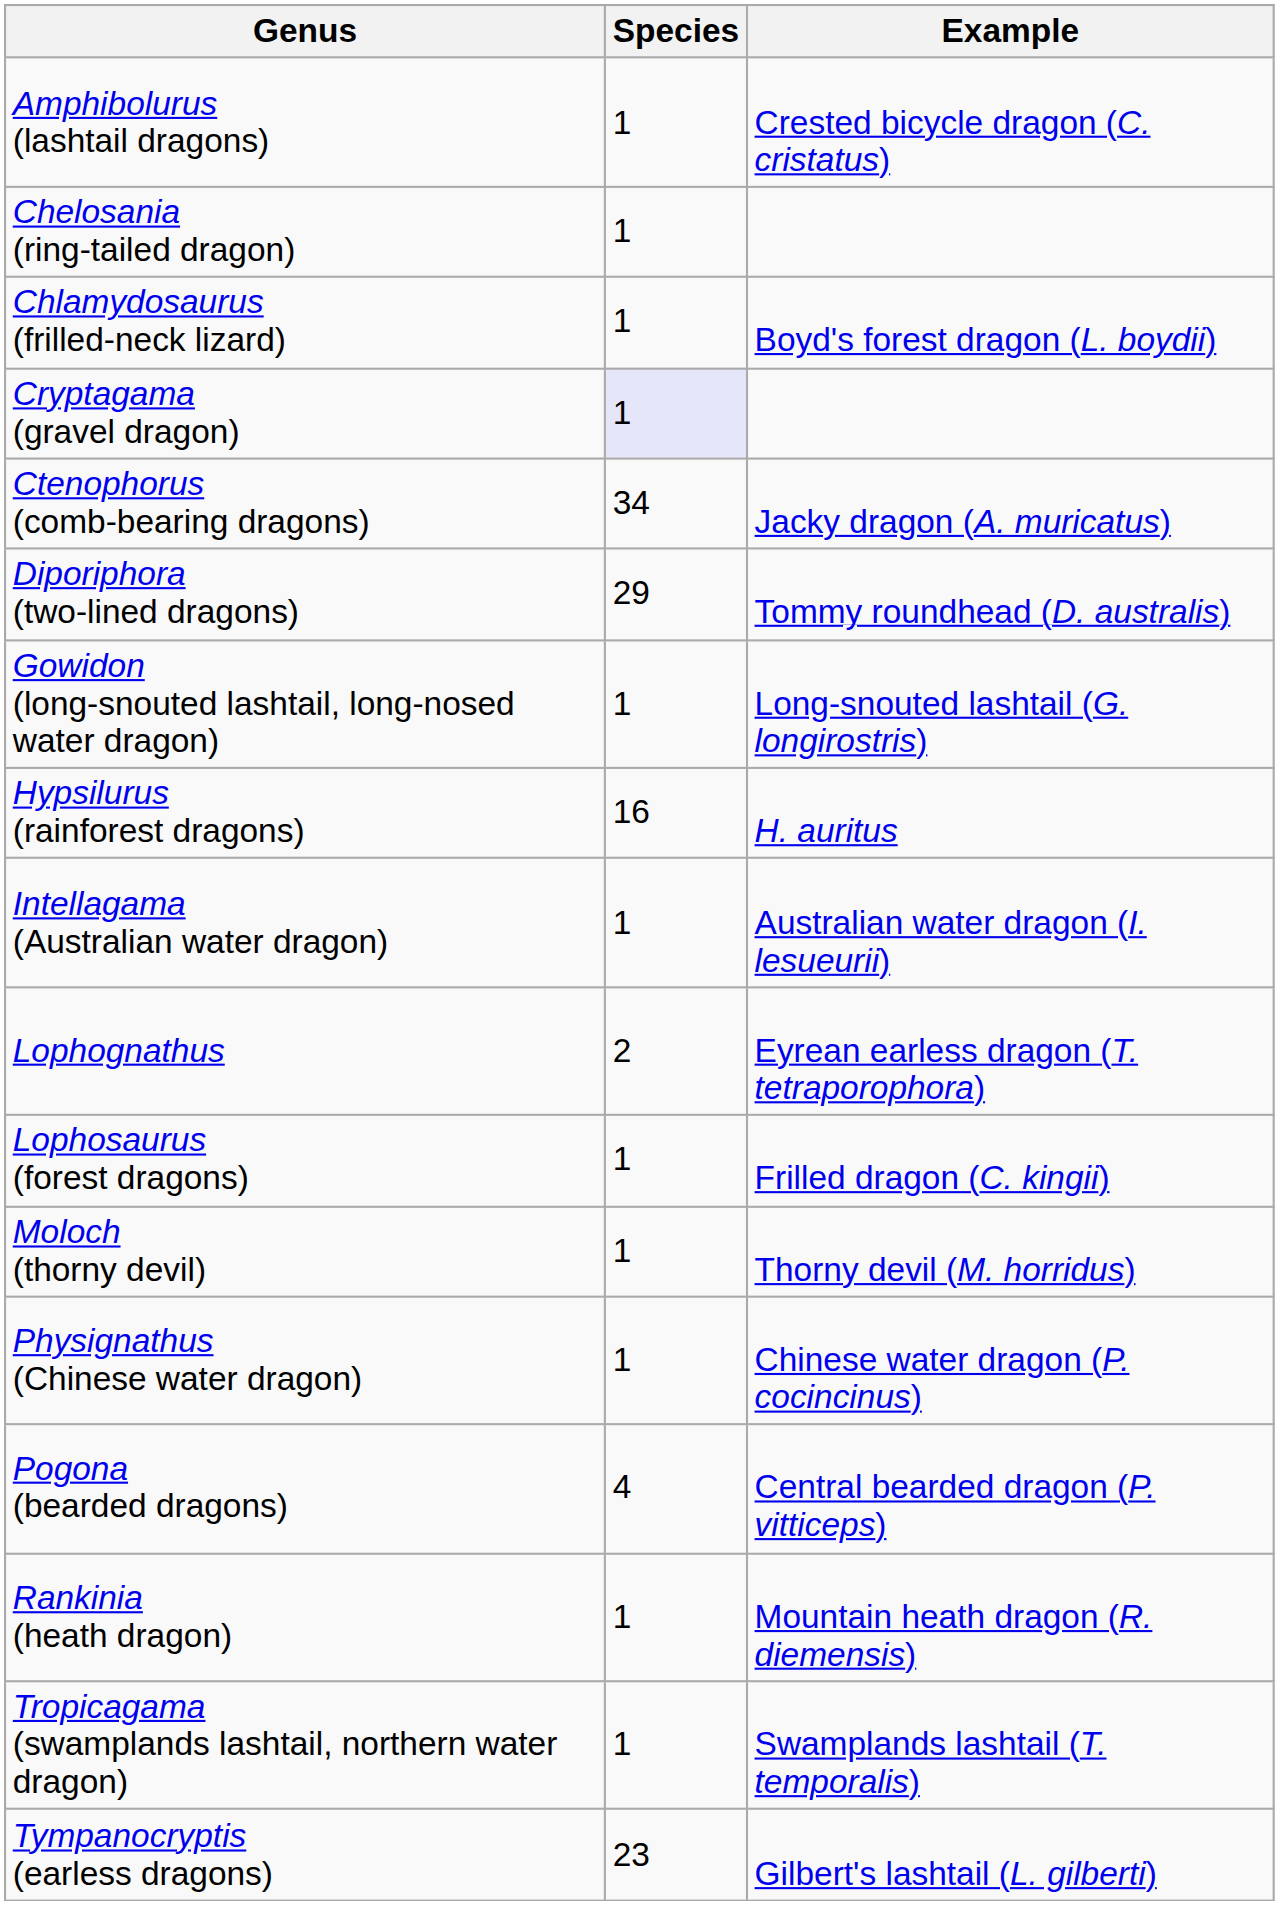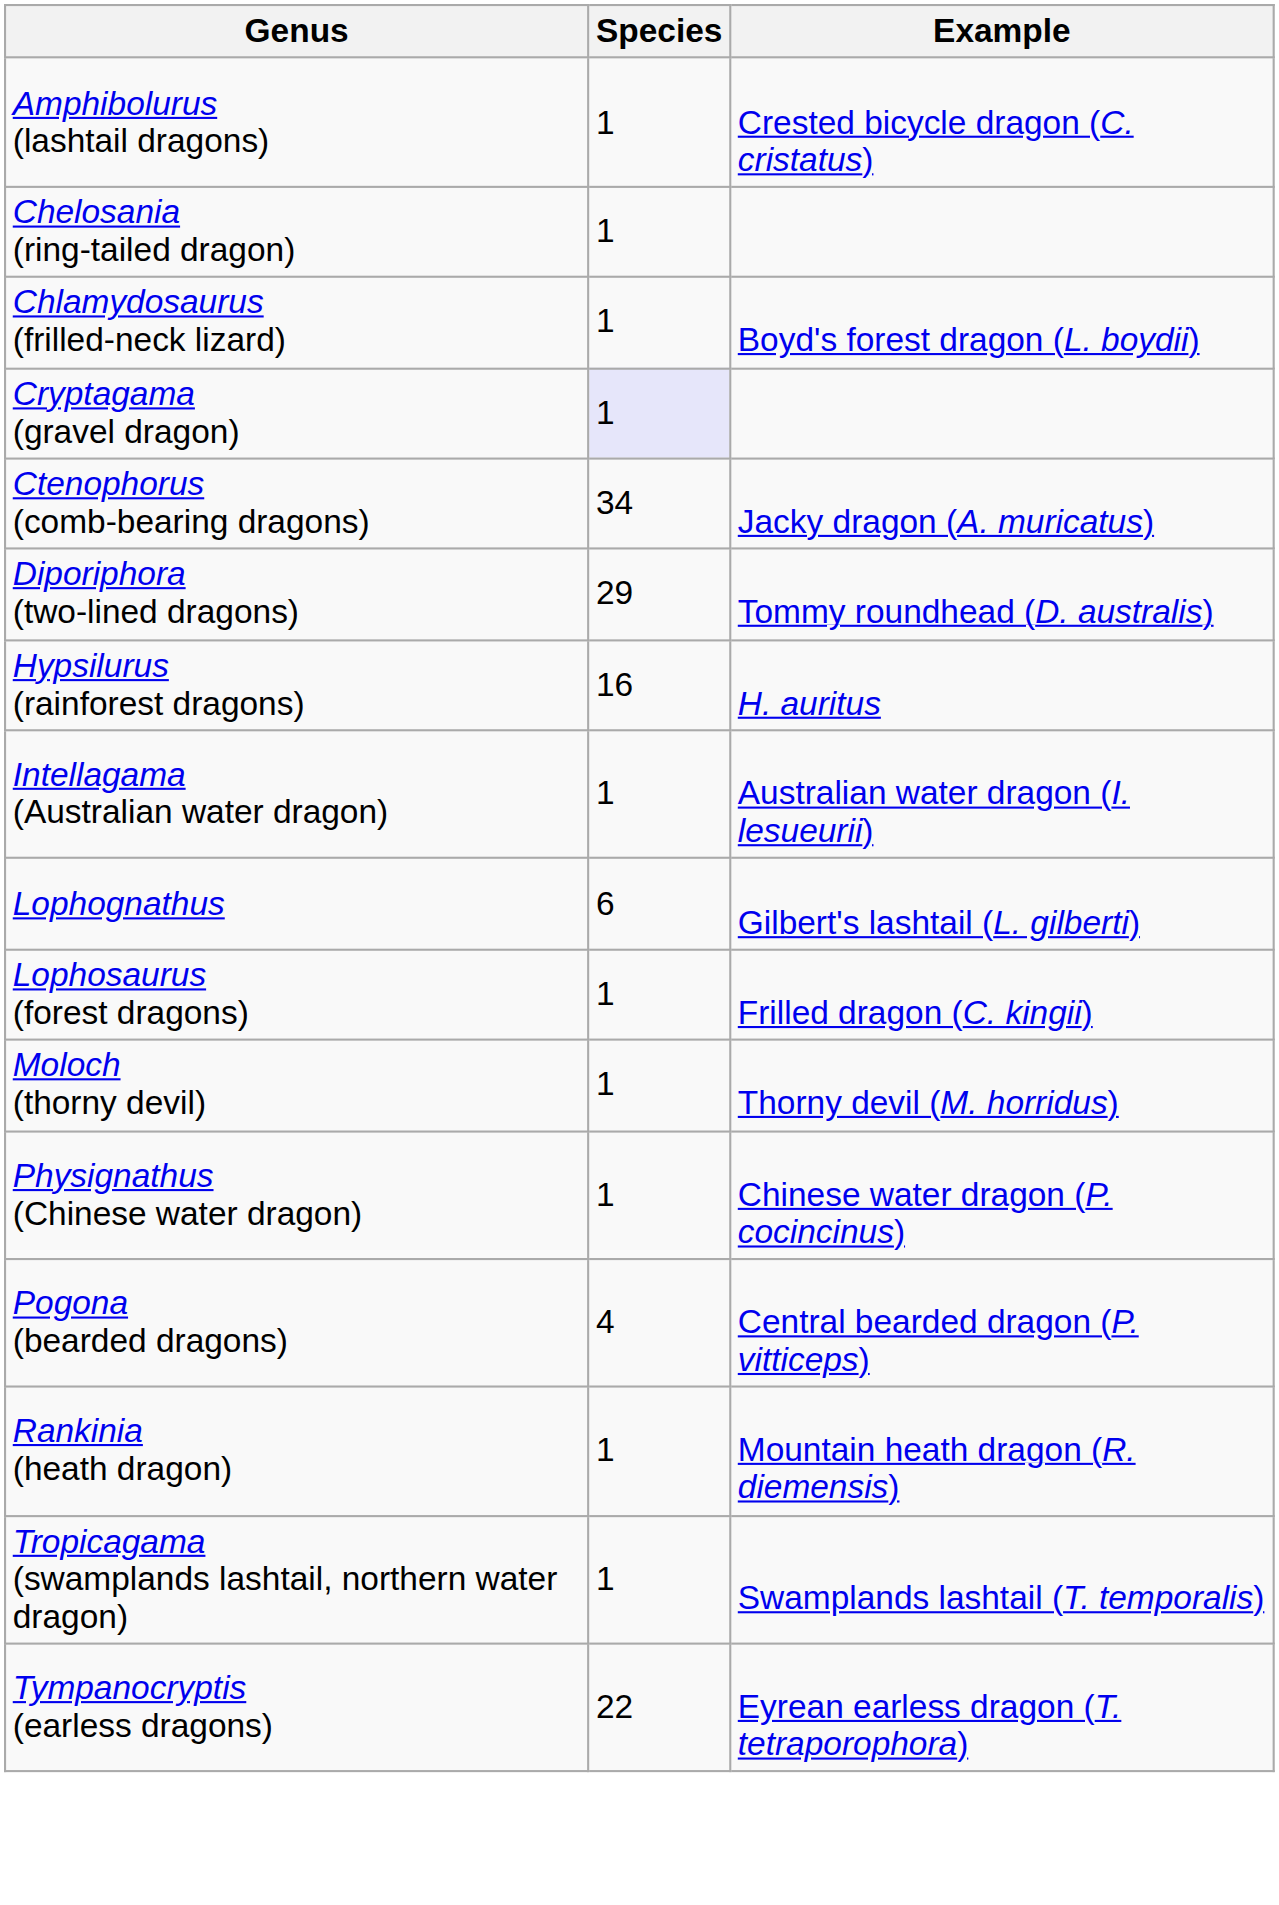- row: (264, 703)
(622, 1050) 2 -> (605, 903) 6
(946, 1069) Eyrean earless dragon (T. tetraporophora) -> (939, 922) Gilbert's lashtail (L. gilberti)
(631, 1854) 23 -> (615, 1707) 22
(956, 1873) Gilbert's lashtail (L. gilberti) -> (930, 1726) Eyrean earless dragon (T. tetraporophora)
